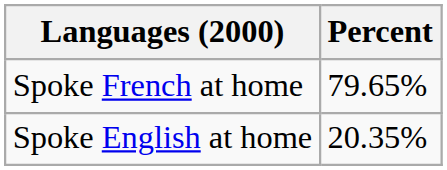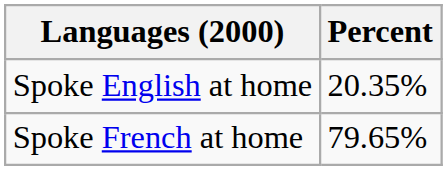rows swapped: (158, 85) <-> (162, 138)
